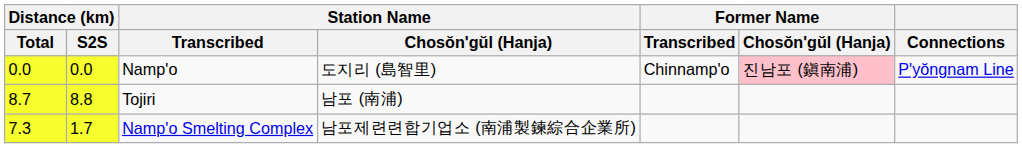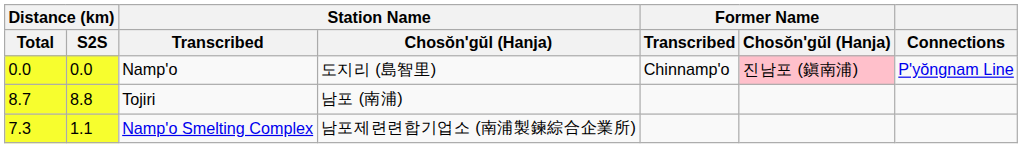(81, 128) 1.7 -> (81, 128) 1.1
